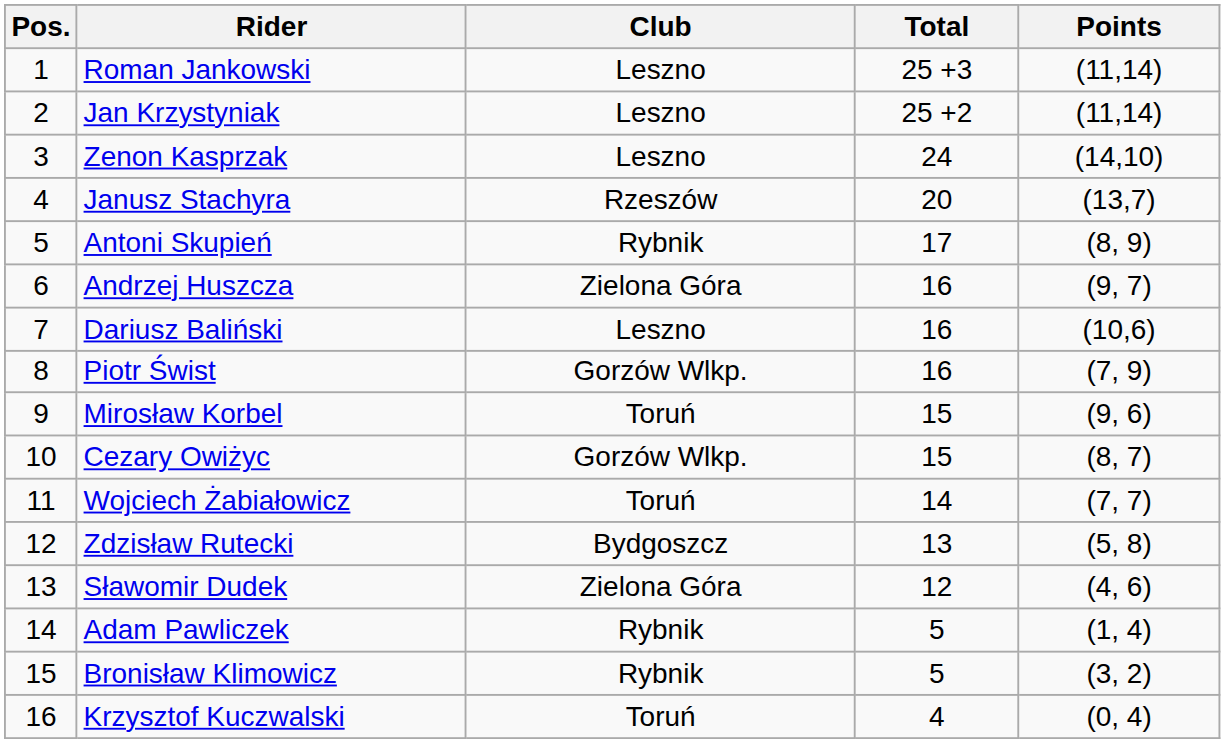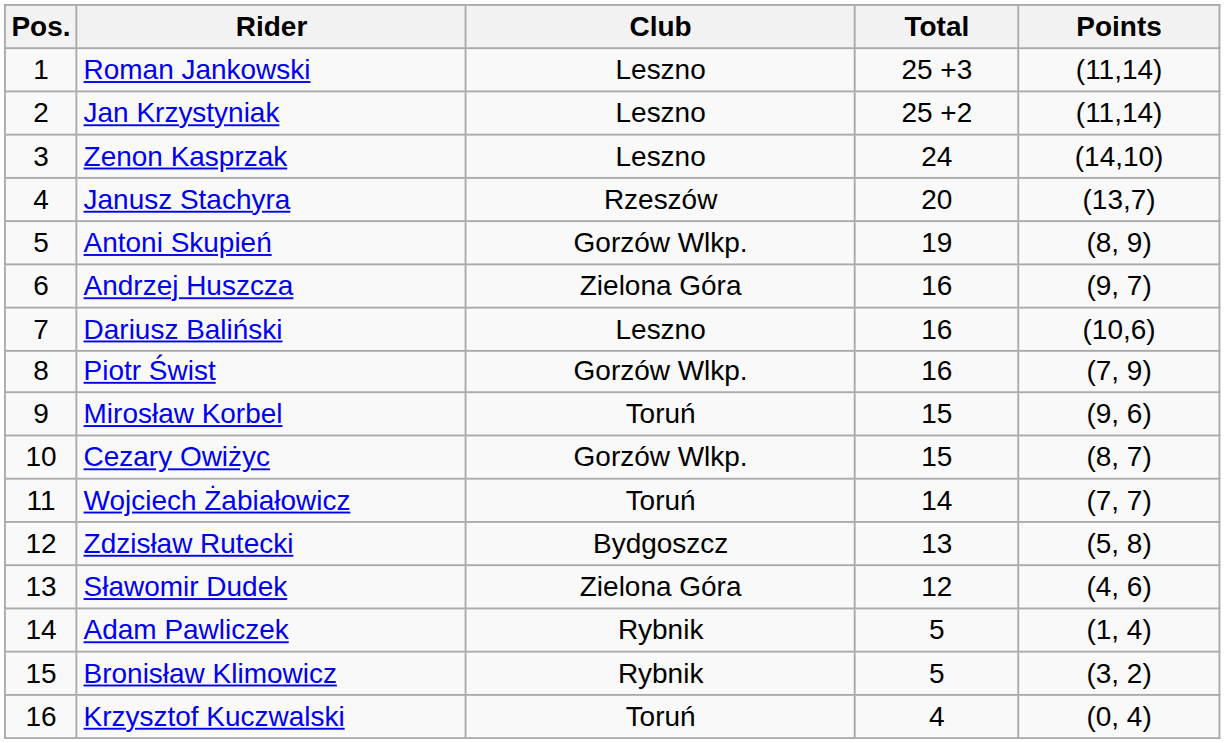(661, 242) Rybnik -> (661, 242) Gorzów Wlkp.
(937, 242) 17 -> (937, 242) 19
